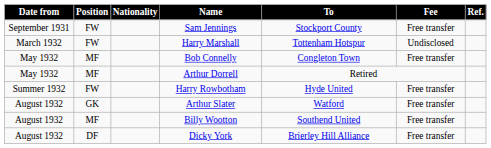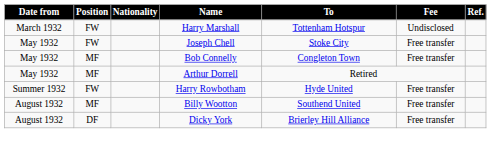- row: (211, 28)
+ row: (211, 43)
- row: (211, 105)
